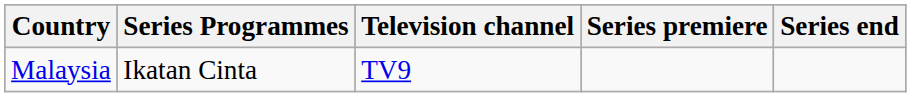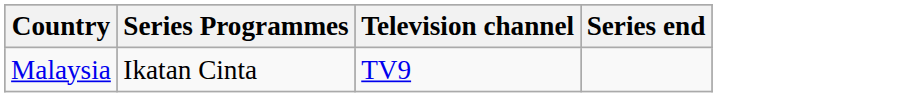- column: (677, 26)
